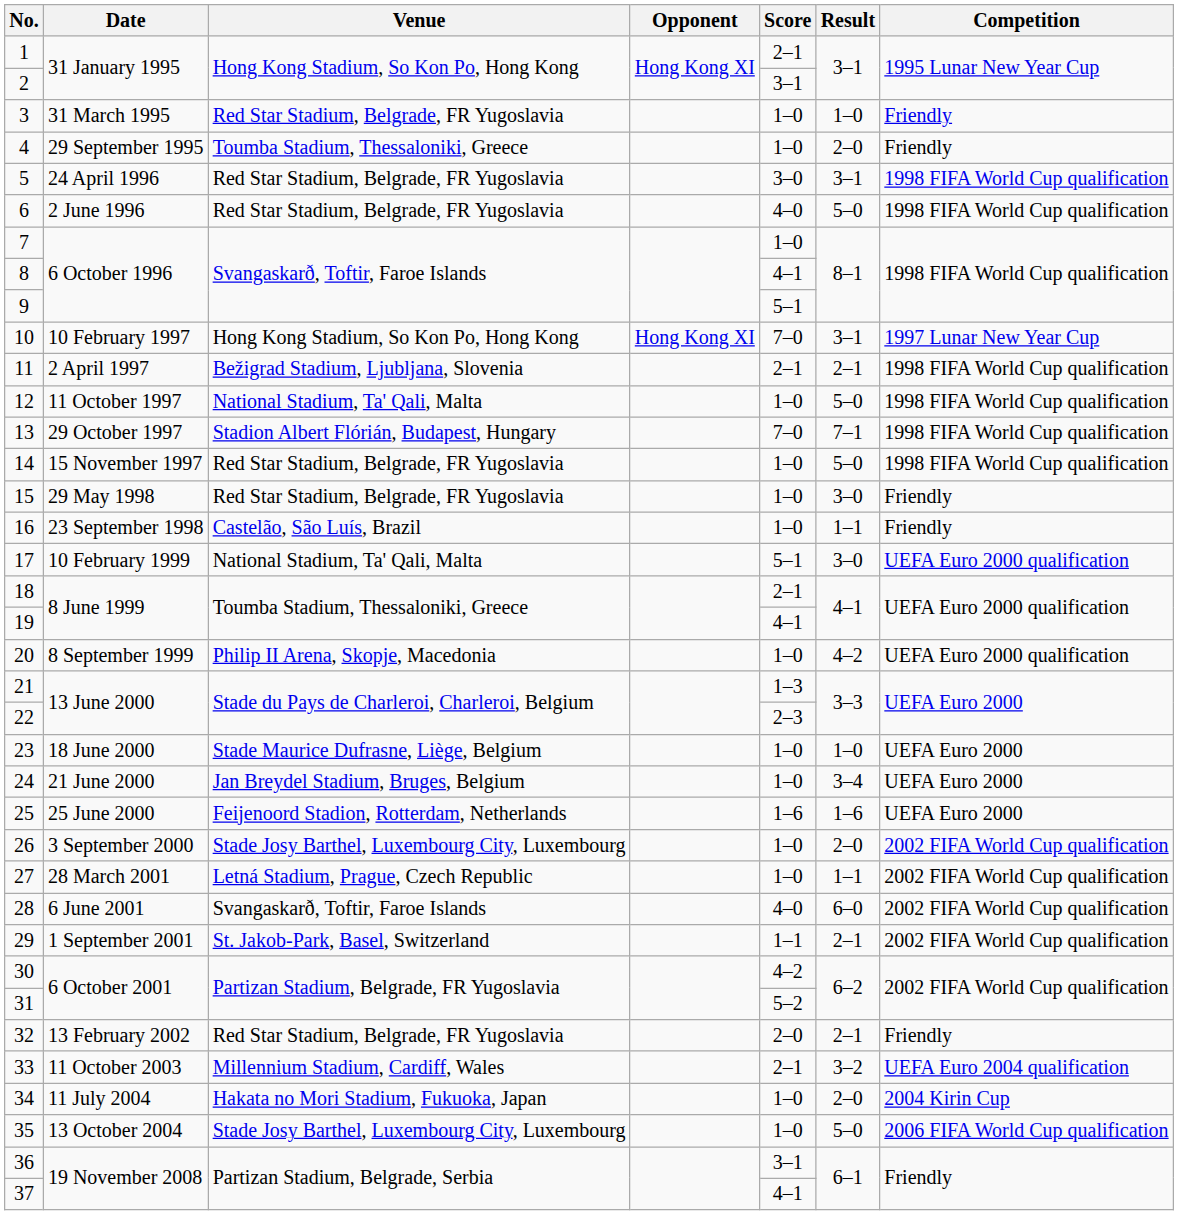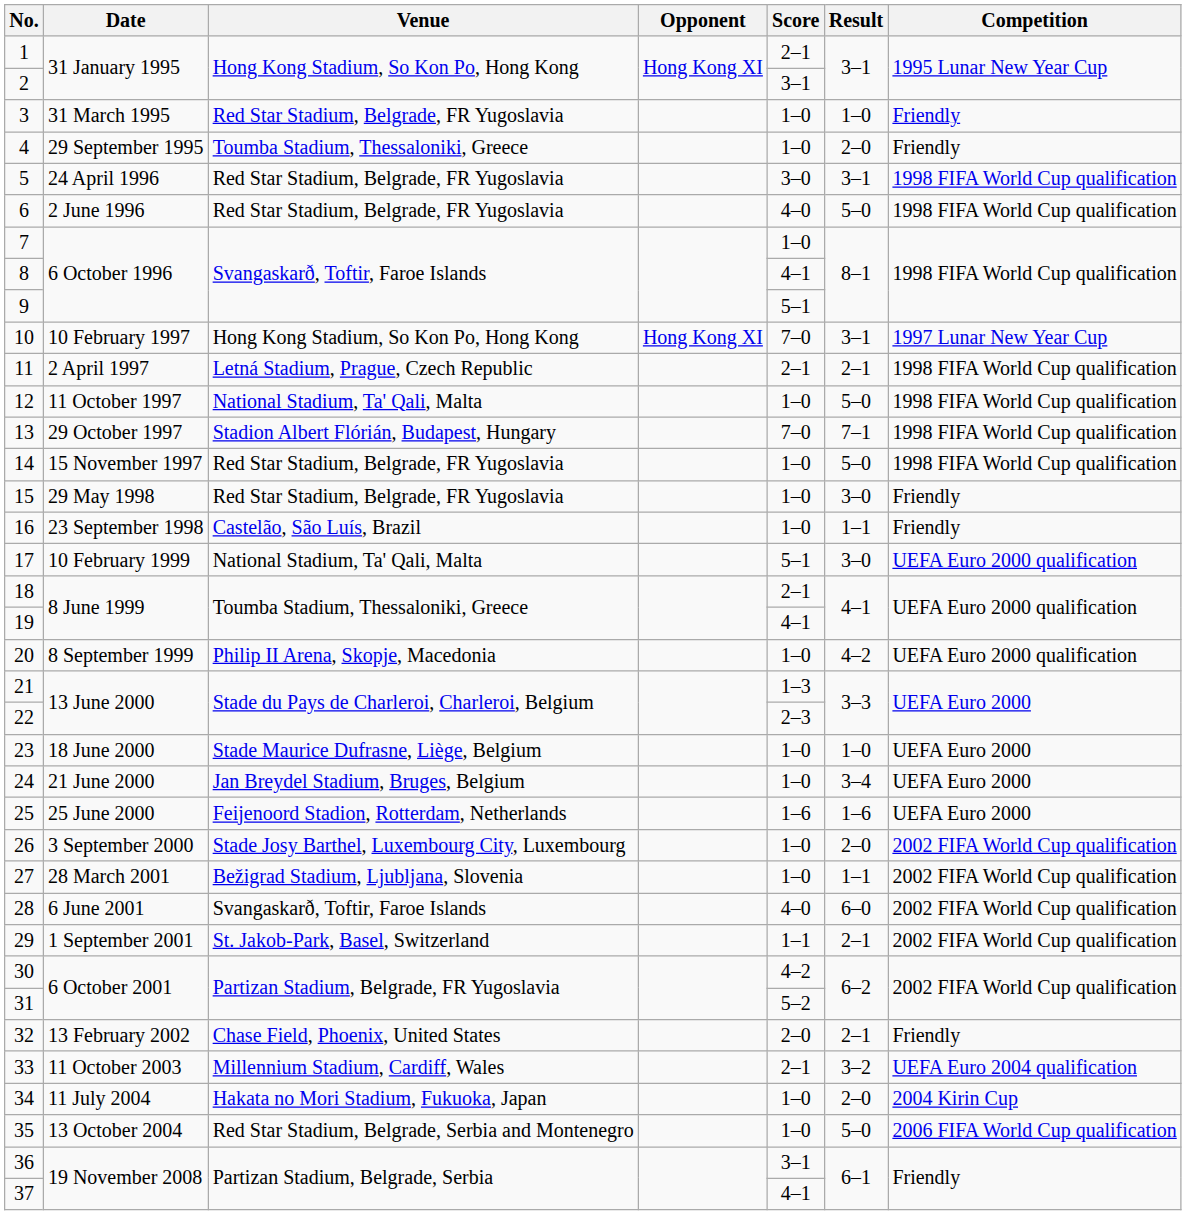(368, 369) Bežigrad Stadium, Ljubljana, Slovenia -> (373, 369) Letná Stadium, Prague, Czech Republic
(373, 876) Letná Stadium, Prague, Czech Republic -> (368, 876) Bežigrad Stadium, Ljubljana, Slovenia
(388, 1035) Red Star Stadium, Belgrade, FR Yugoslavia -> (357, 1035) Chase Field, Phoenix, United States
(419, 1130) Stade Josy Barthel, Luxembourg City, Luxembourg -> (423, 1130) Red Star Stadium, Belgrade, Serbia and Montenegro
